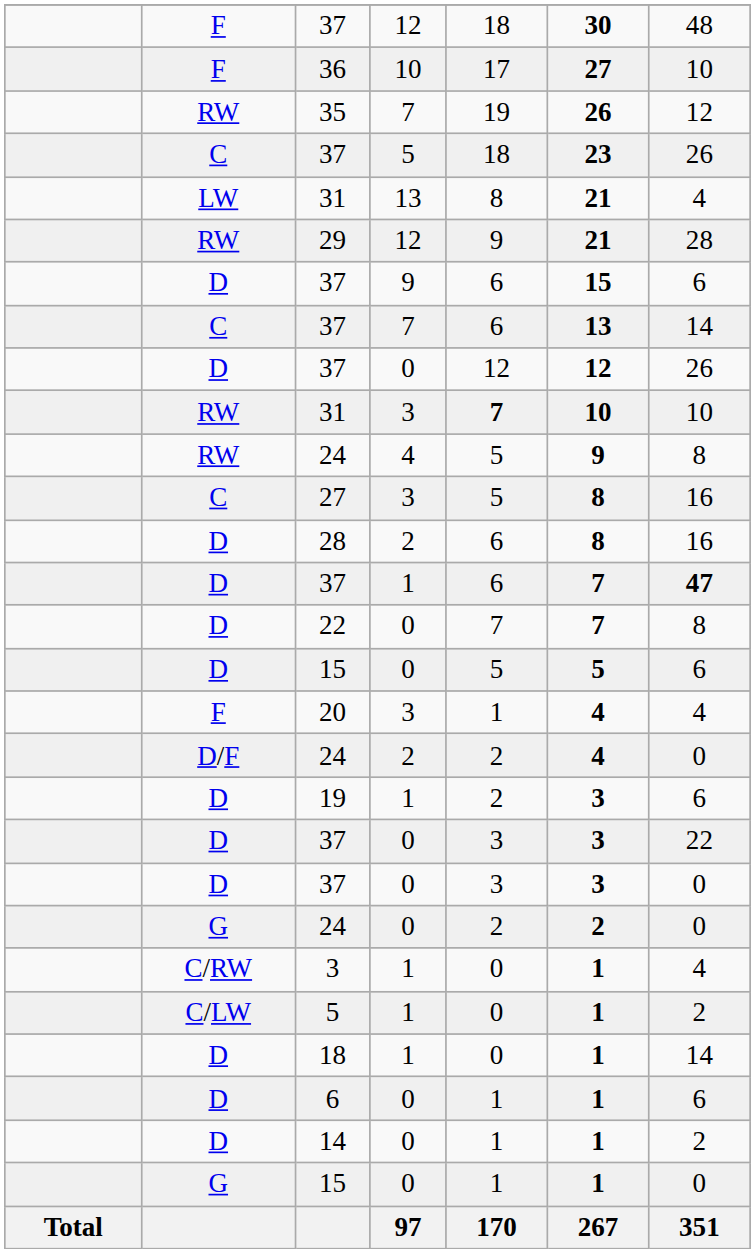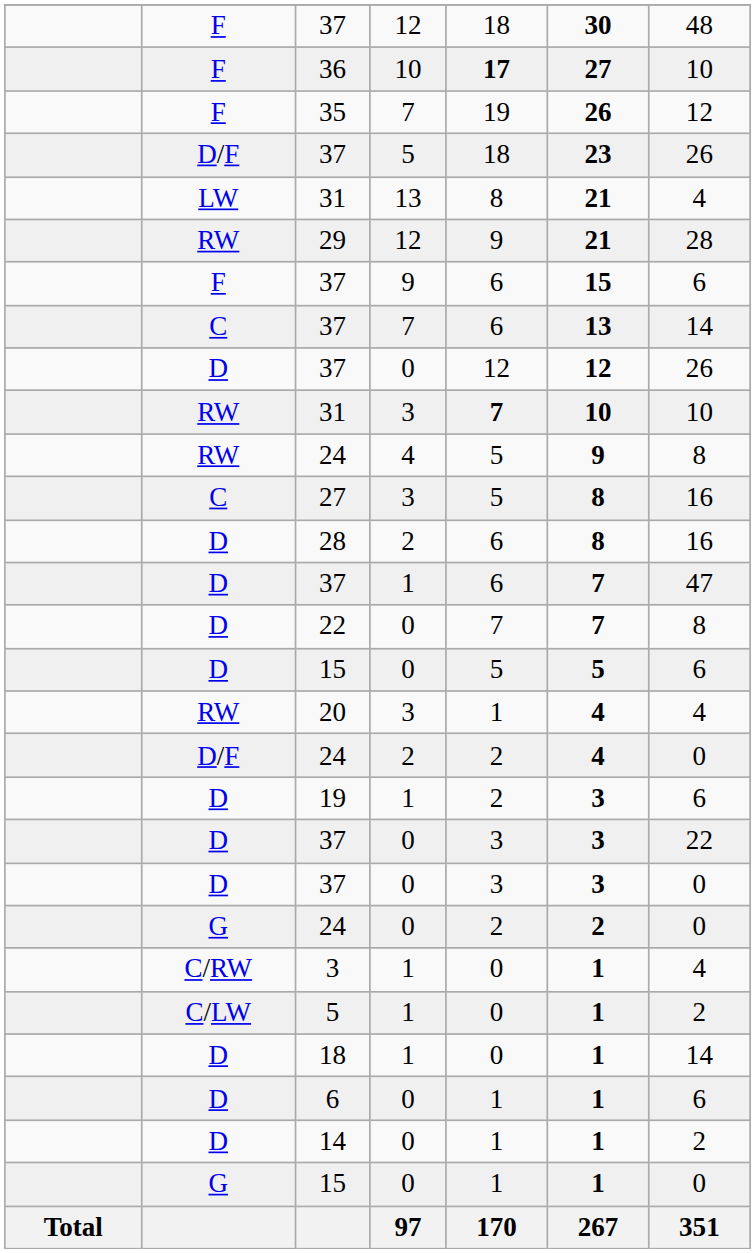(497, 68) normal -> (497, 68) bold
(218, 111) RW -> (218, 111) F
(218, 154) C -> (218, 154) D/F
(218, 283) D -> (218, 283) F
(699, 583) bold -> (699, 583) normal
(218, 712) F -> (218, 712) RW
